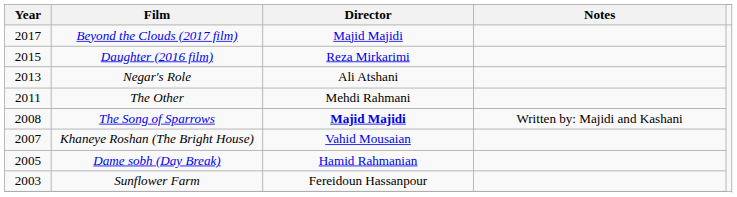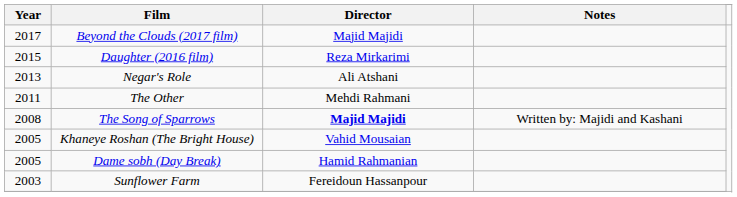(28, 139) 2007 -> (28, 139) 2005
